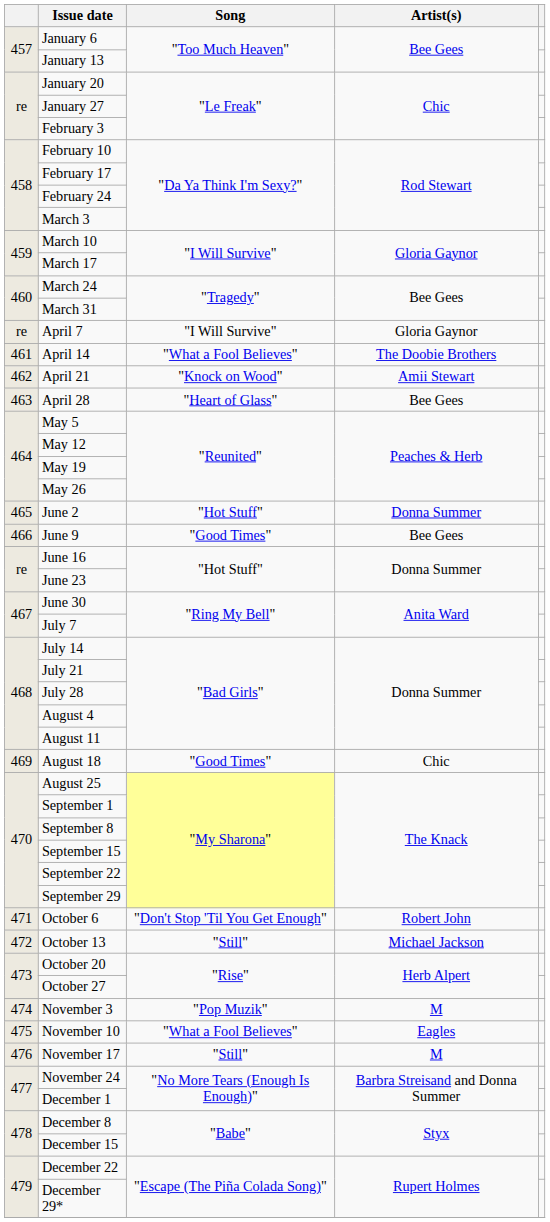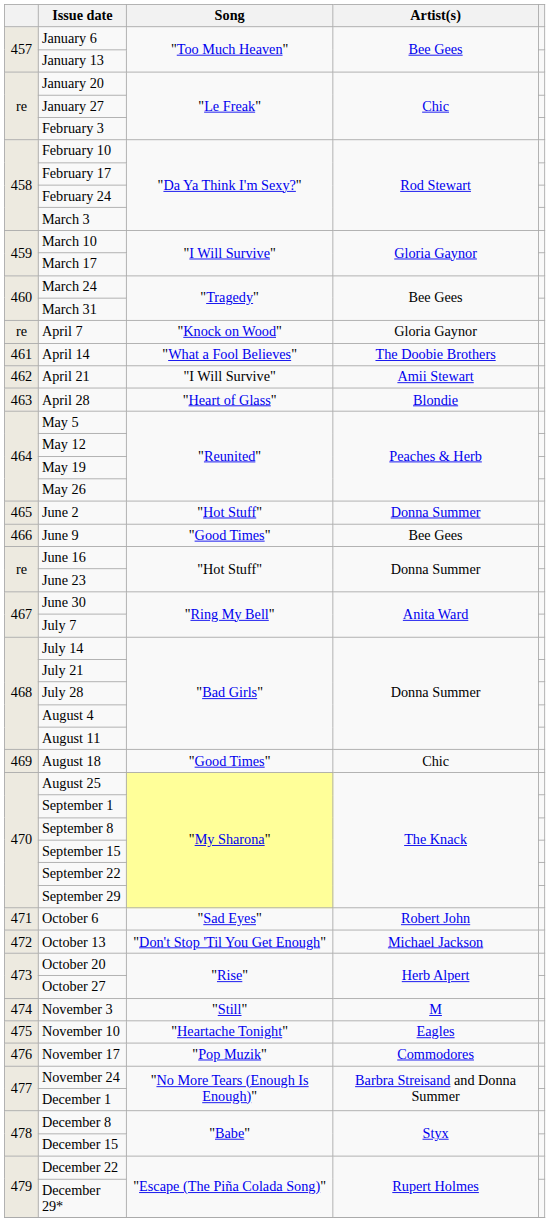(230, 331) "I Will Survive" -> (230, 331) "Knock on Wood"
(230, 377) "Knock on Wood" -> (230, 377) "I Will Survive"
(436, 399) Bee Gees -> (436, 399) Blondie
(230, 919) "Don't Stop 'Til You Get Enough" -> (230, 919) "Sad Eyes"
(230, 941) "Still" -> (230, 941) "Don't Stop 'Til You Get Enough"
(230, 1009) "Pop Muzik" -> (230, 1009) "Still"
(230, 1032) "What a Fool Believes" -> (230, 1032) "Heartache Tonight"
(230, 1054) "Still" -> (230, 1054) "Pop Muzik"
(436, 1054) M -> (436, 1054) Commodores
